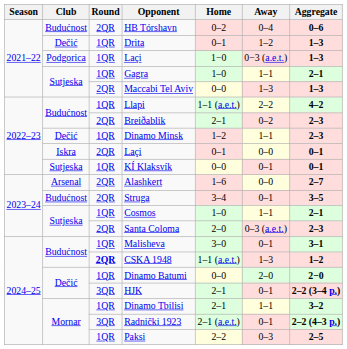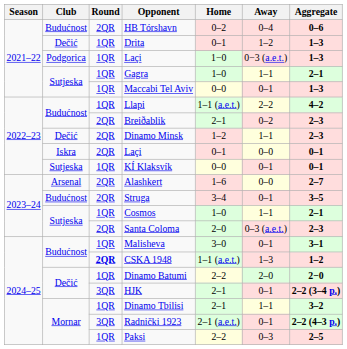(106, 89) 2QR -> (106, 89) 1QR
(266, 89) 1–3 -> (266, 89) 0–1
(106, 136) 1QR -> (106, 136) 2QR
(219, 275) 0–0 -> (219, 275) 2–2
